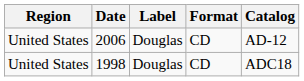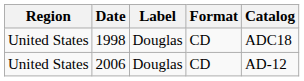rows swapped: (111, 64) <-> (111, 40)
